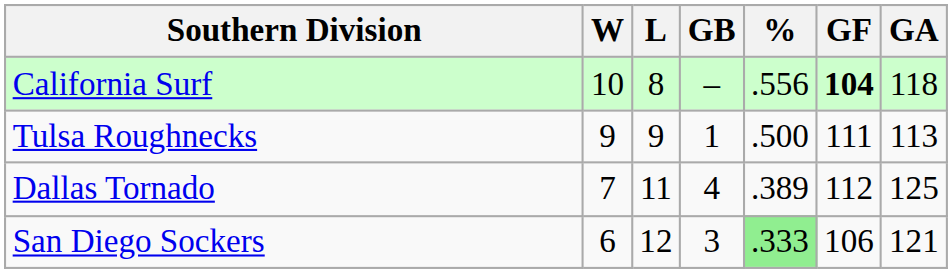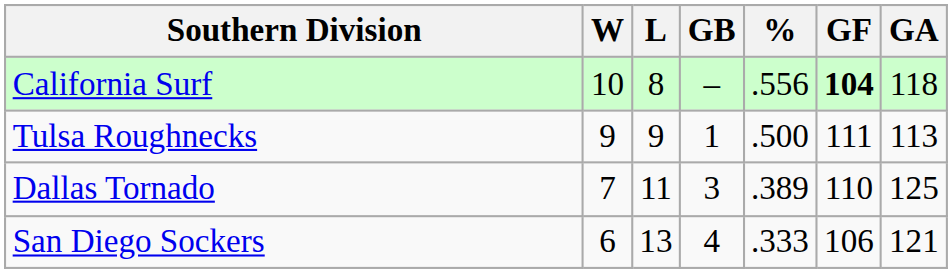(712, 188) 4 -> (712, 188) 3
(849, 188) 112 -> (849, 188) 110
(656, 240) 12 -> (656, 240) 13
(712, 240) 3 -> (712, 240) 4
(780, 240) lightgreen background -> (780, 240) no background
